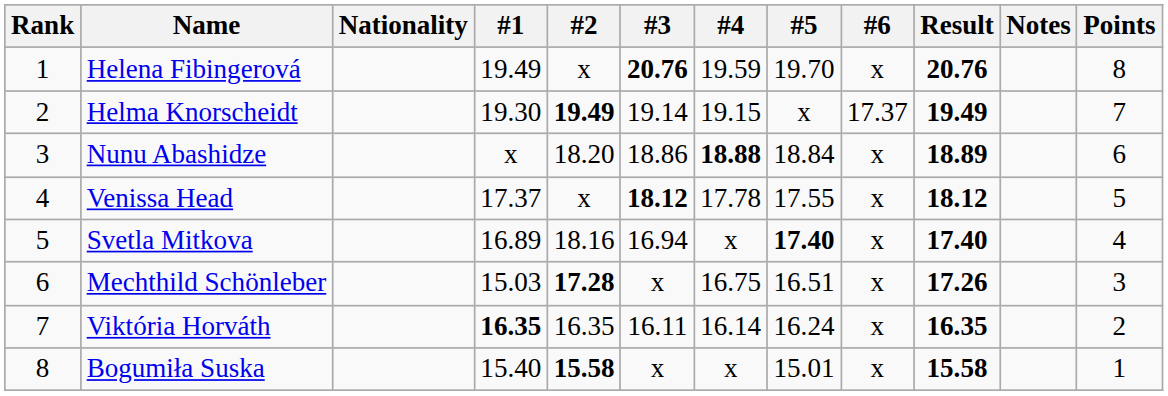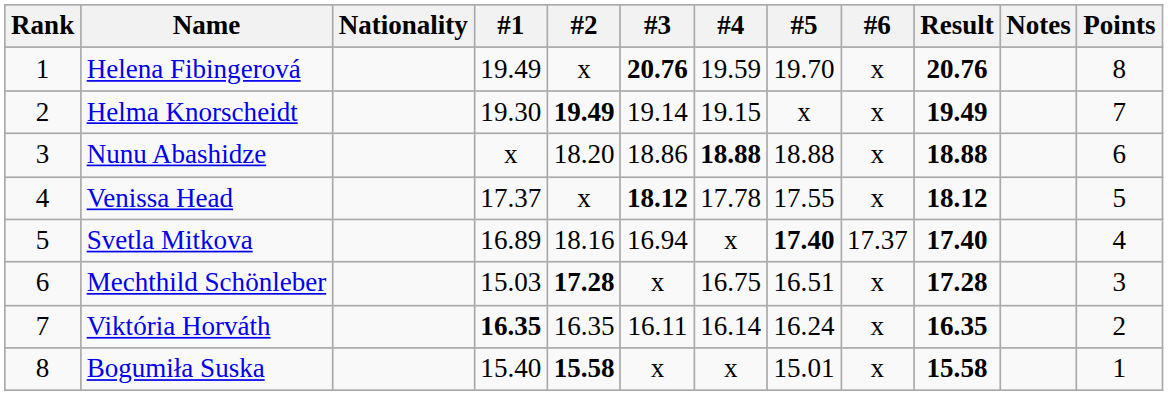(877, 111) 17.37 -> (877, 111) x
(804, 154) 18.84 -> (804, 154) 18.88
(957, 154) 18.89 -> (957, 154) 18.88
(877, 240) x -> (877, 240) 17.37
(957, 283) 17.26 -> (957, 283) 17.28
